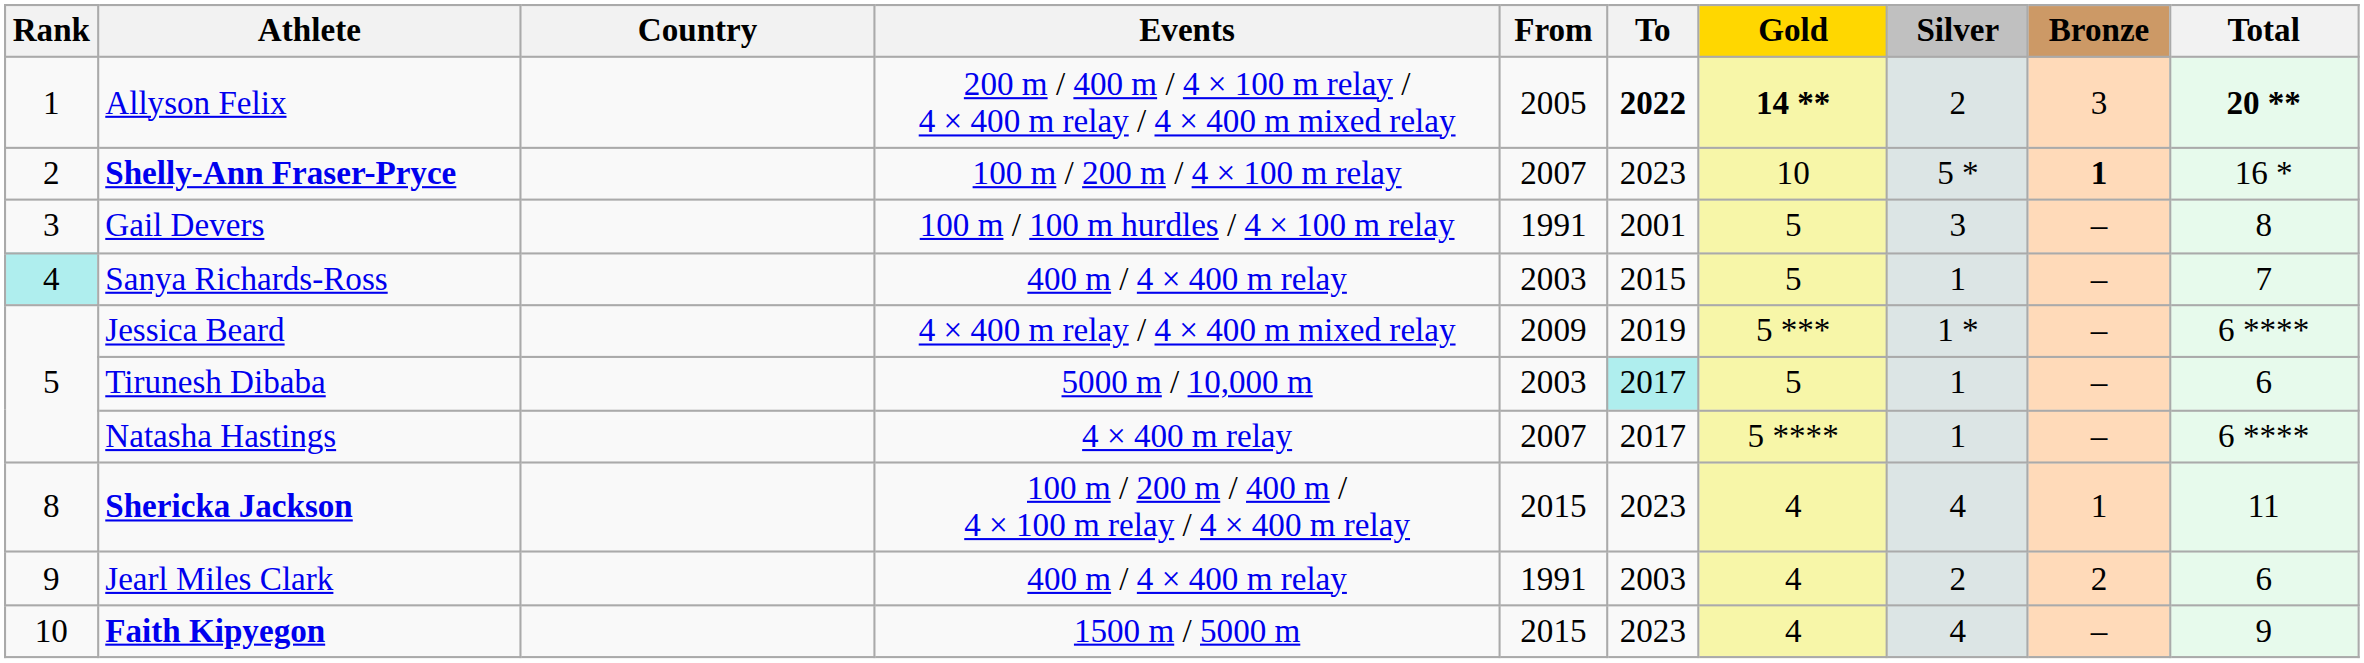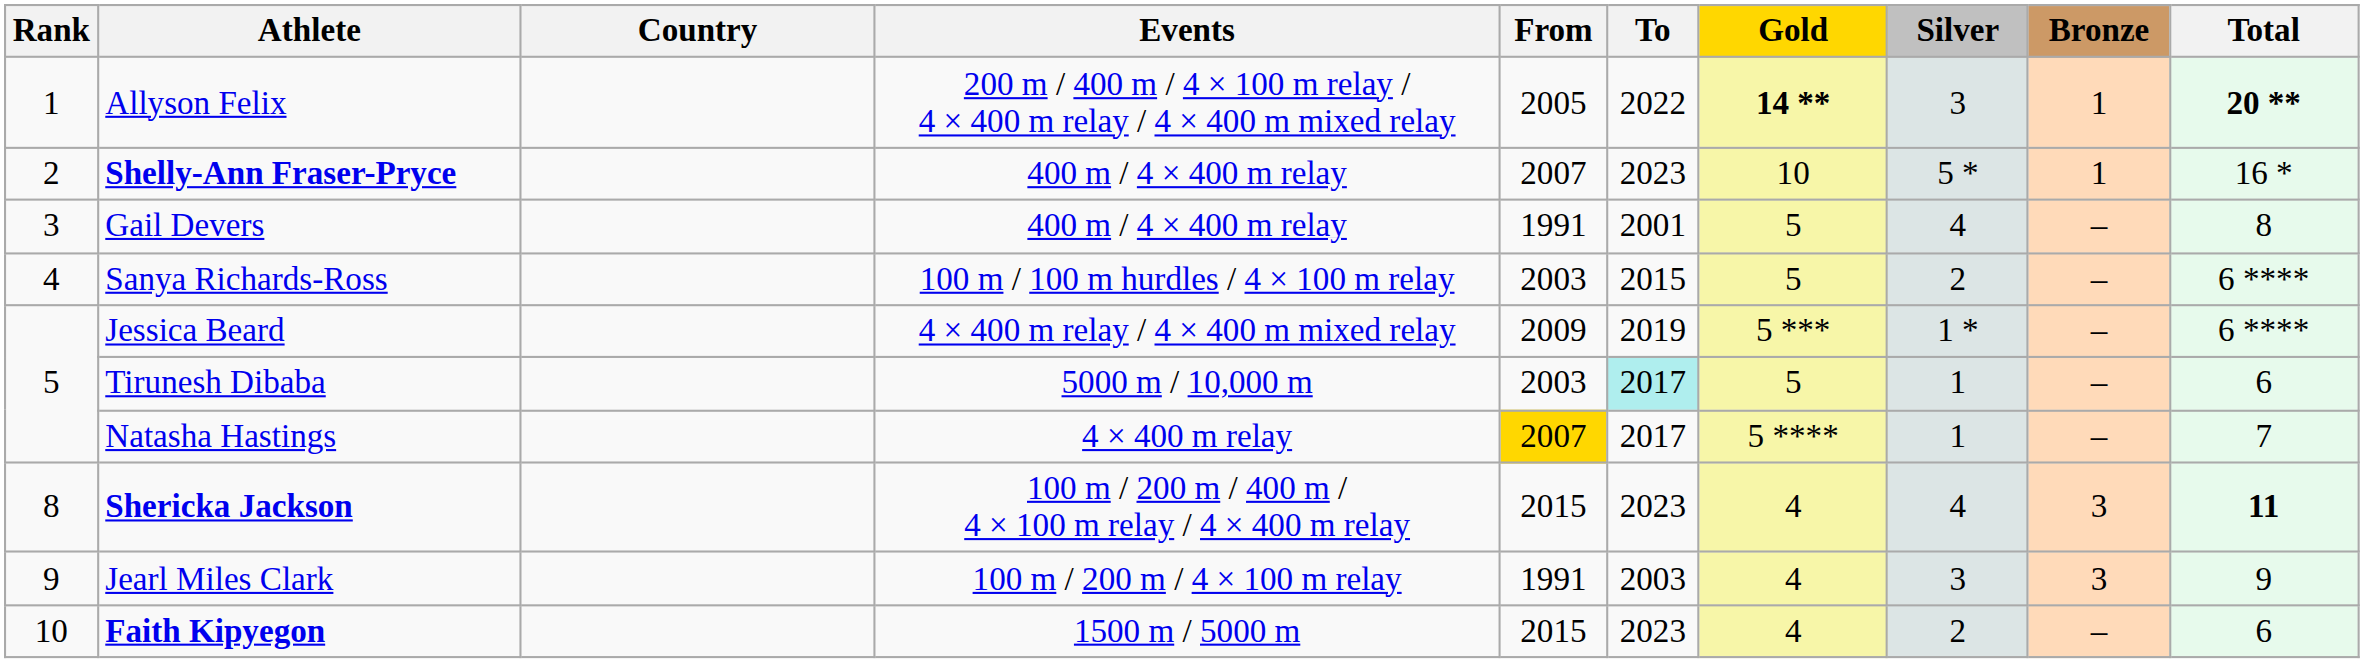(1653, 101) bold -> (1653, 101) normal
(1958, 101) 2 -> (1958, 101) 3
(2099, 101) 3 -> (2099, 101) 1
(1187, 173) 100 m / 200 m / 4 × 100 m relay -> (1187, 173) 400 m / 4 × 400 m relay
(2099, 173) bold -> (2099, 173) normal
(1187, 225) 100 m / 100 m hurdles / 4 × 100 m relay -> (1187, 225) 400 m / 4 × 400 m relay
(1958, 225) 3 -> (1958, 225) 4
(51, 278) paleturquoise background -> (51, 278) no background
(1187, 278) 400 m / 4 × 400 m relay -> (1187, 278) 100 m / 100 m hurdles / 4 × 100 m relay
(1958, 278) 1 -> (1958, 278) 2
(2264, 278) 7 -> (2264, 278) 6 ****
(1553, 435) no background -> (1553, 435) gold background
(2264, 435) 6 **** -> (2264, 435) 7
(2099, 506) 1 -> (2099, 506) 3
(2264, 506) normal -> (2264, 506) bold
(1187, 578) 400 m / 4 × 400 m relay -> (1187, 578) 100 m / 200 m / 4 × 100 m relay
(1958, 578) 2 -> (1958, 578) 3
(2099, 578) 2 -> (2099, 578) 3
(2264, 578) 6 -> (2264, 578) 9
(1958, 630) 4 -> (1958, 630) 2
(2264, 630) 9 -> (2264, 630) 6
